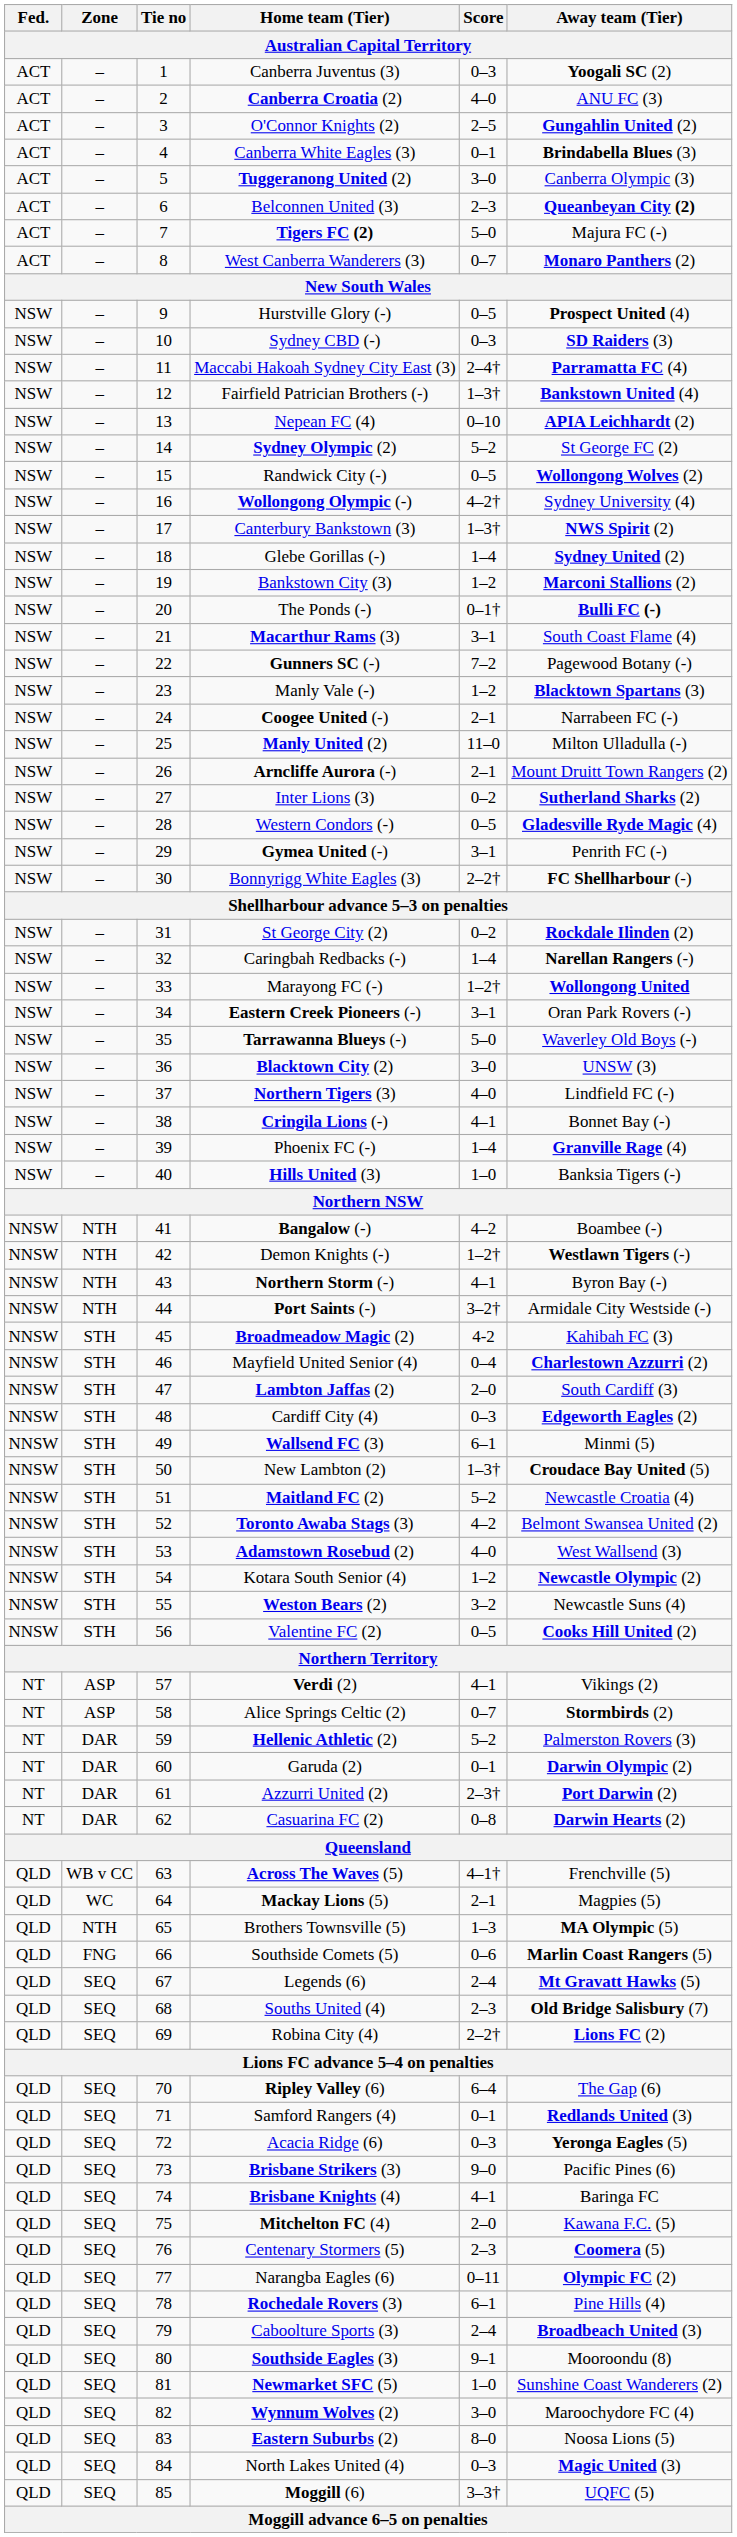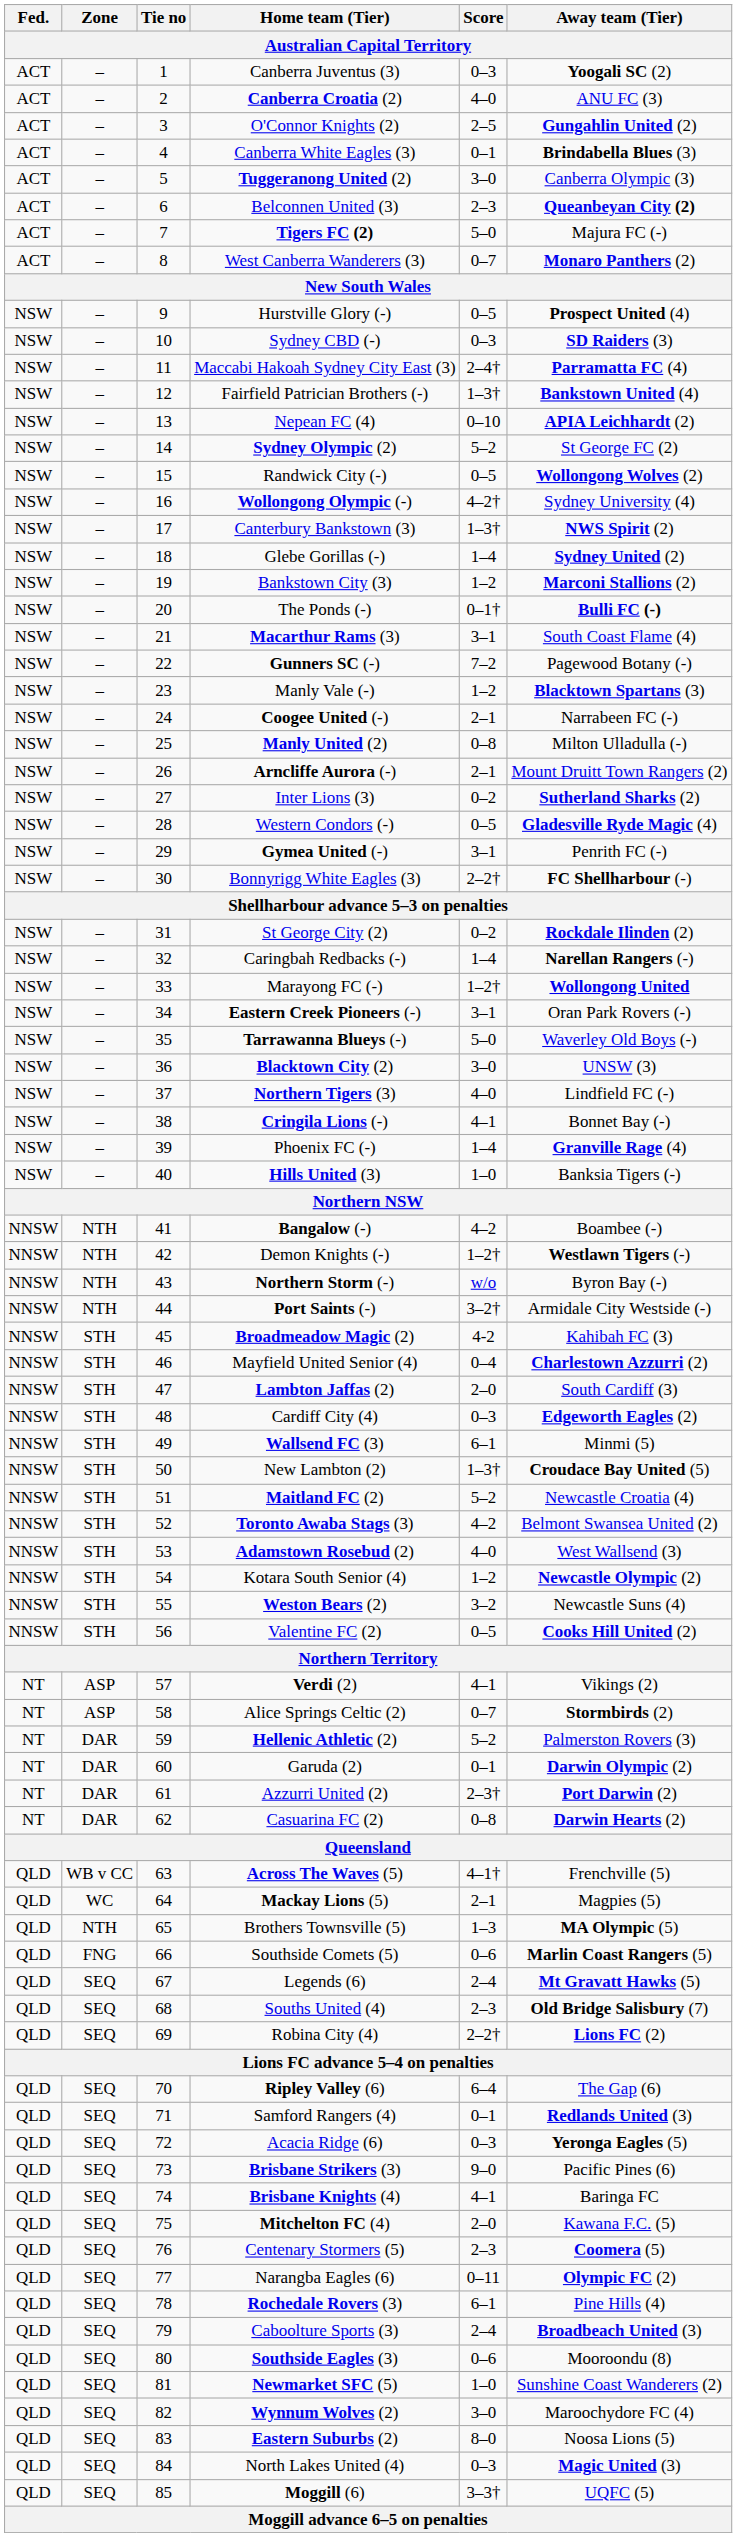(483, 744) 11–0 -> (483, 744) 0–8
(483, 1282) 4–1 -> (483, 1282) w/o
(483, 2358) 9–1 -> (483, 2358) 0–6
